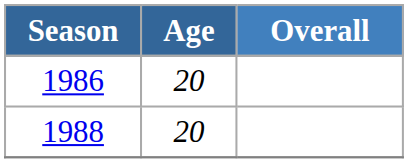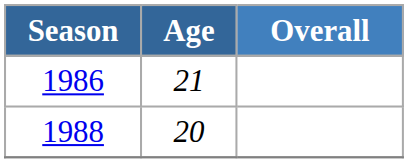(189, 81) 20 -> (189, 81) 21
